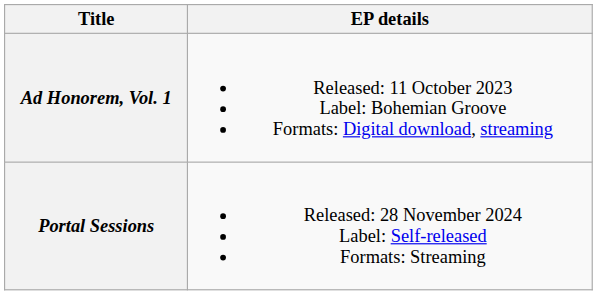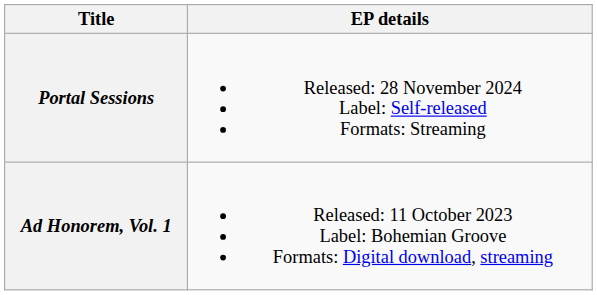rows swapped: (96, 97) <-> (96, 225)
